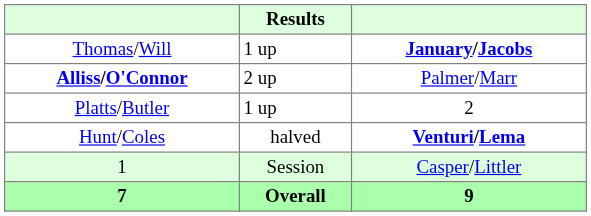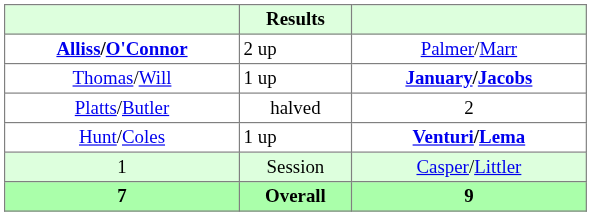rows swapped: (122, 78) <-> (122, 48)
(260, 107) 1 up -> (295, 107) halved
(295, 137) halved -> (260, 137) 1 up
